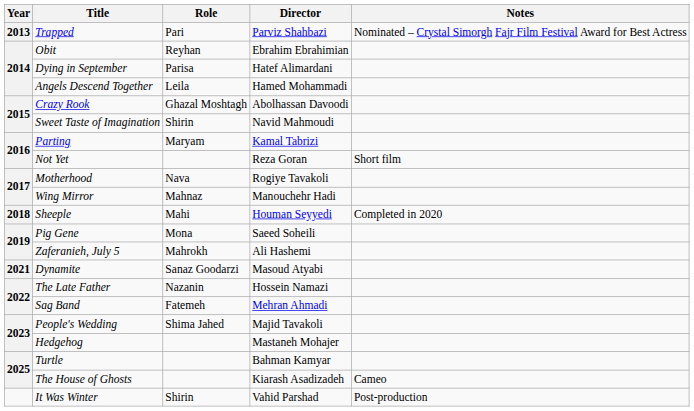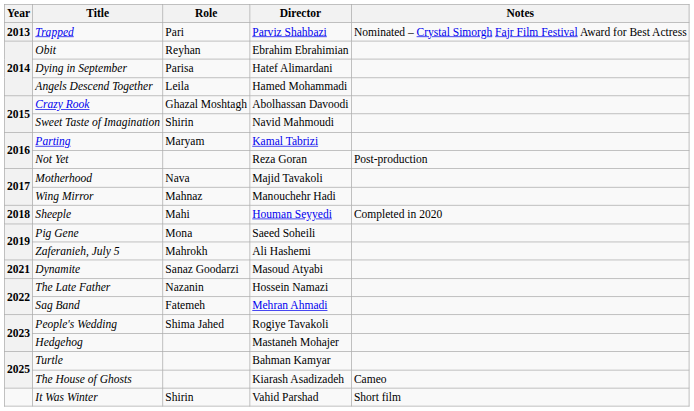(377, 159) Short film -> (391, 159) Post-production
(290, 178) Rogiye Tavakoli -> (287, 178) Majid Tavakoli
(287, 324) Majid Tavakoli -> (290, 324) Rogiye Tavakoli
(391, 397) Post-production -> (377, 397) Short film
